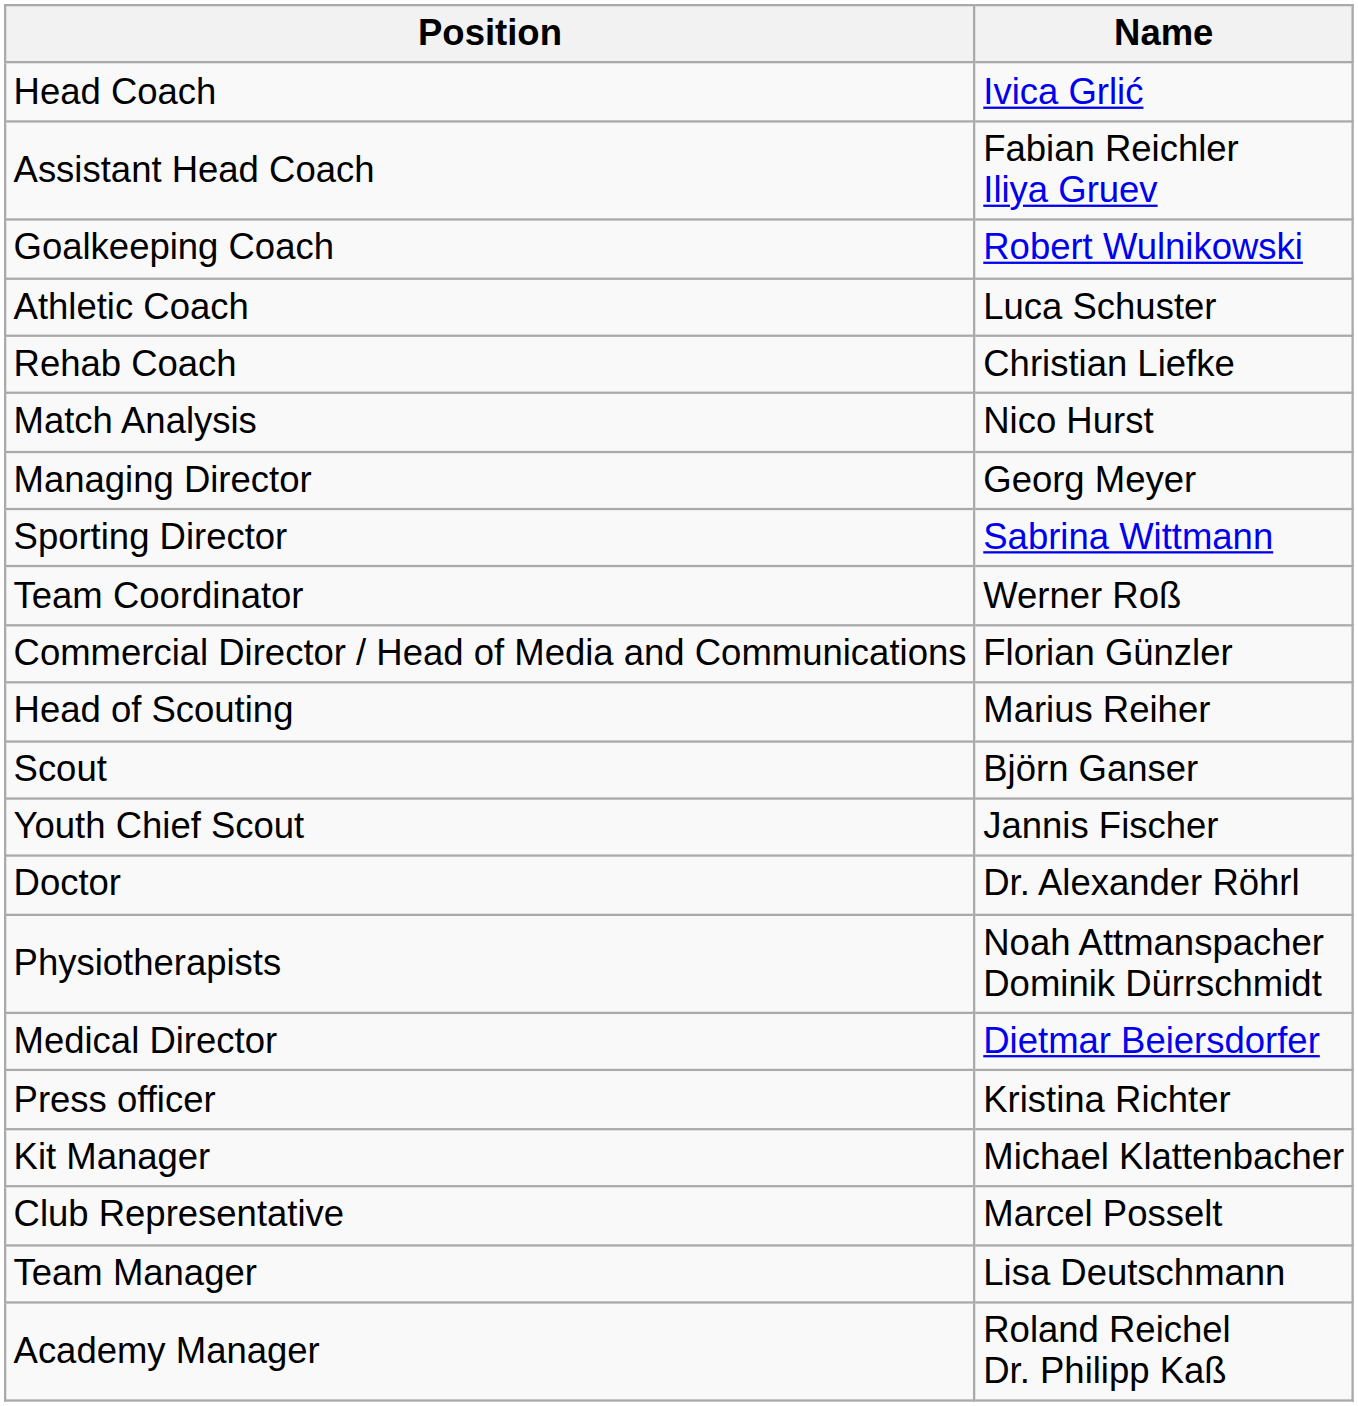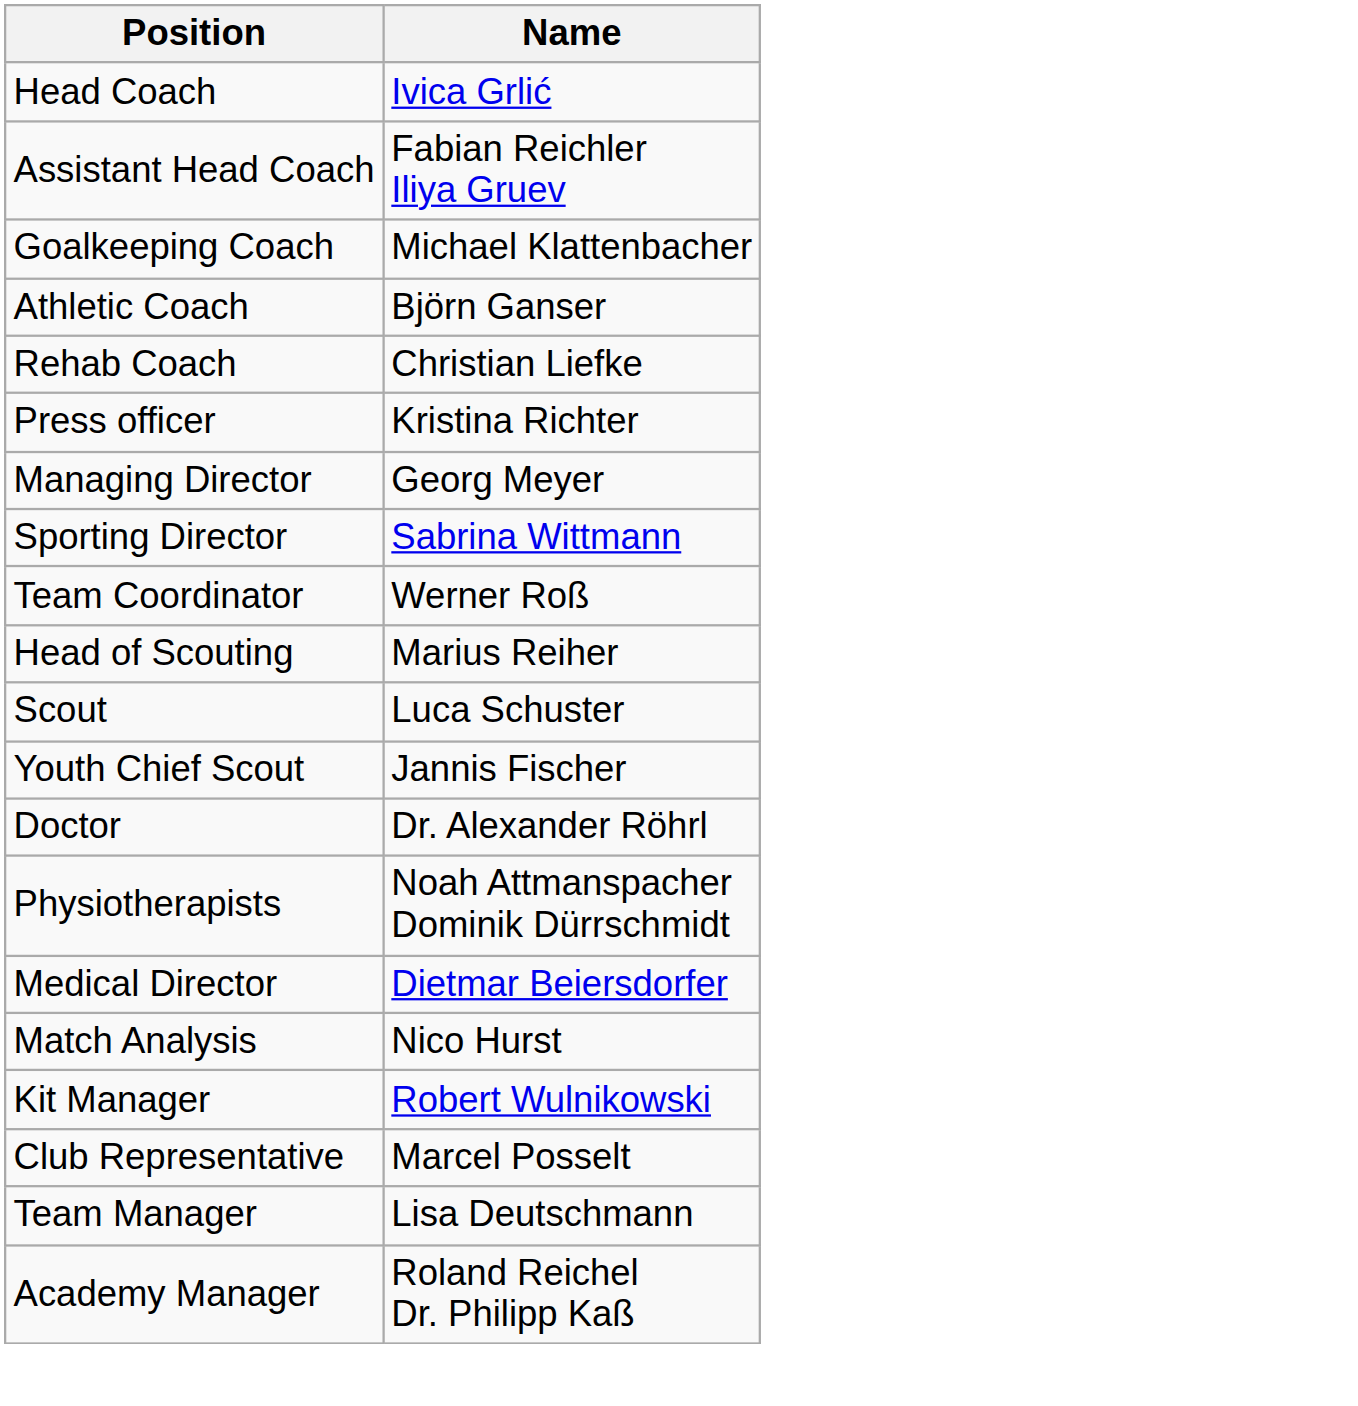(1143, 248) Robert Wulnikowski -> (572, 248) Michael Klattenbacher
(1100, 305) Luca Schuster -> (499, 305) Björn Ganser
rows swapped: (135, 421) <-> (115, 1099)
- row: (490, 653)
(1091, 768) Björn Ganser -> (508, 710) Luca Schuster
(1164, 1156) Michael Klattenbacher -> (551, 1099) Robert Wulnikowski
